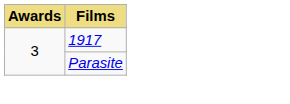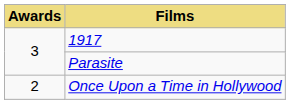+ row: (175, 87)
